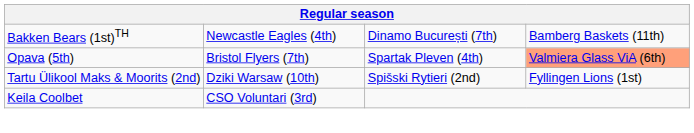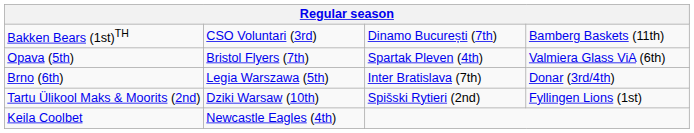(271, 36) Newcastle Eagles (4th) -> (261, 36) CSO Voluntari (3rd)
(597, 58) lightsalmon background -> (597, 58) no background
+ row: (35, 78)
(261, 98) CSO Voluntari (3rd) -> (271, 118) Newcastle Eagles (4th)
